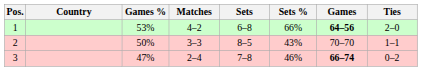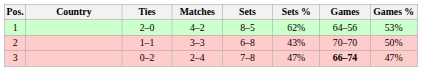columns swapped: (392, 12) <-> (145, 12)
(244, 27) 6–8 -> (248, 27) 8–5
(293, 27) 66% -> (296, 27) 62%
(342, 27) bold -> (345, 27) normal
(244, 43) 8–5 -> (248, 43) 6–8
(293, 58) 46% -> (296, 58) 47%
